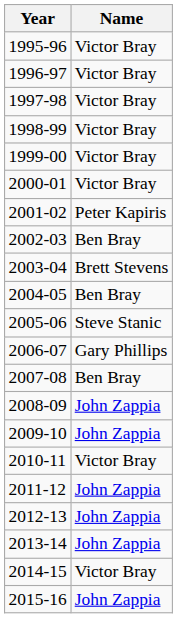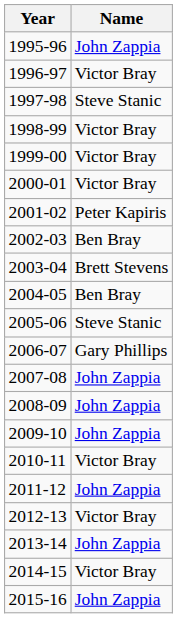(116, 45) Victor Bray -> (118, 45) John Zappia
(116, 101) Victor Bray -> (118, 101) Steve Stanic
(108, 377) Ben Bray -> (118, 377) John Zappia
(118, 516) John Zappia -> (116, 516) Victor Bray
